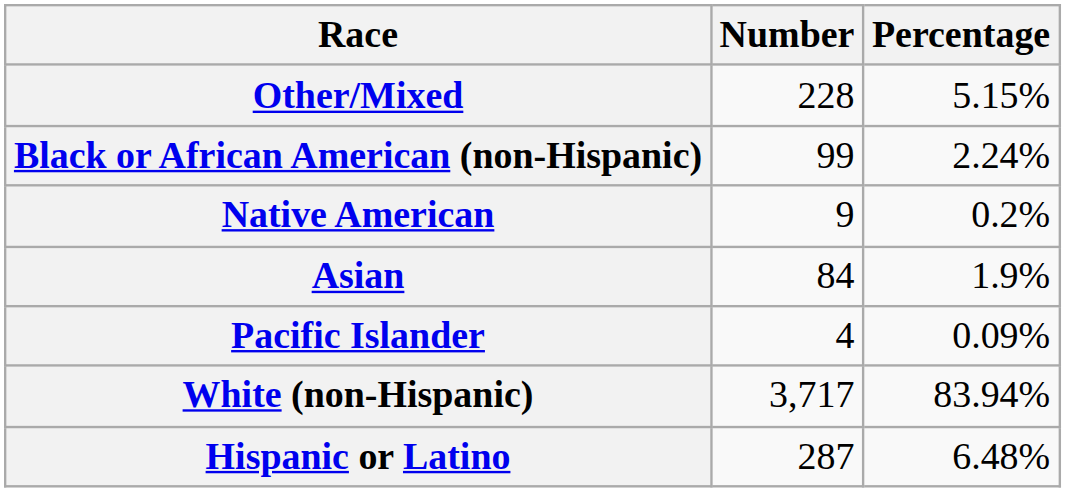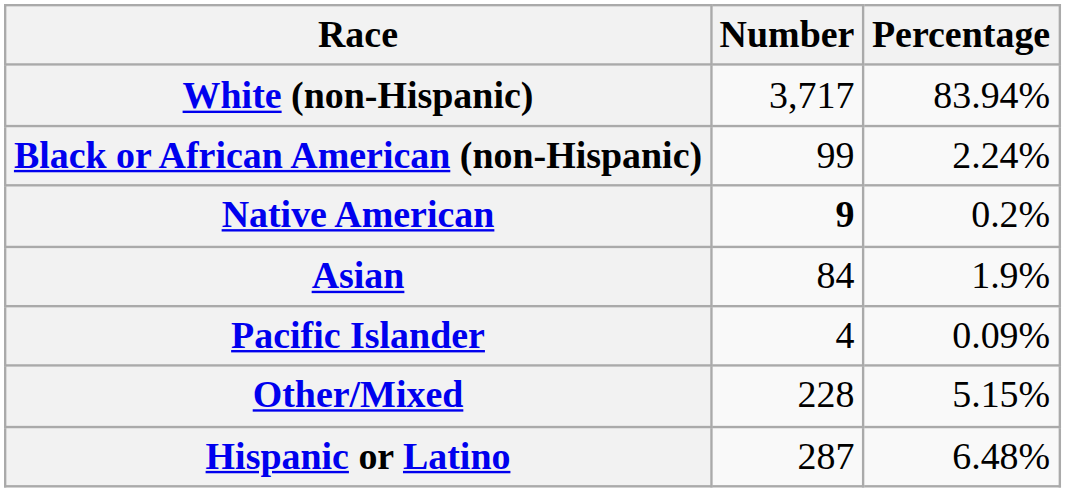rows swapped: (358, 395) <-> (358, 94)
(845, 214) normal -> (845, 214) bold
